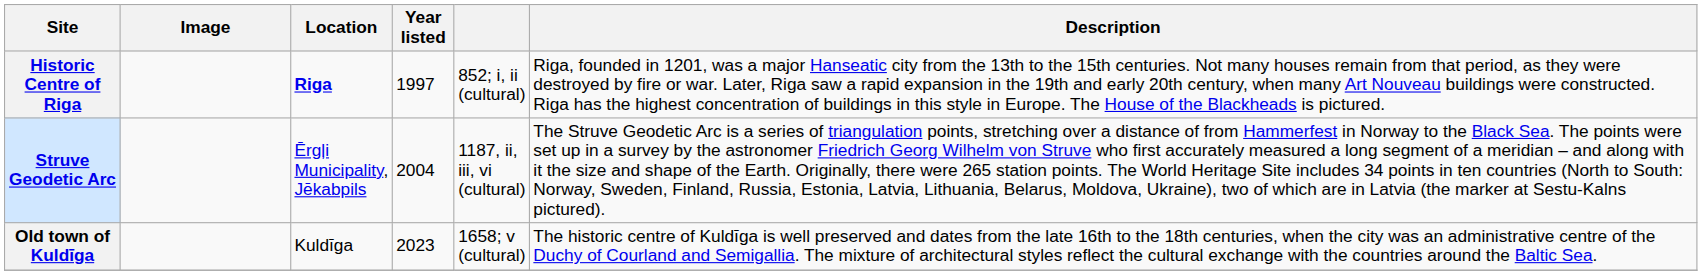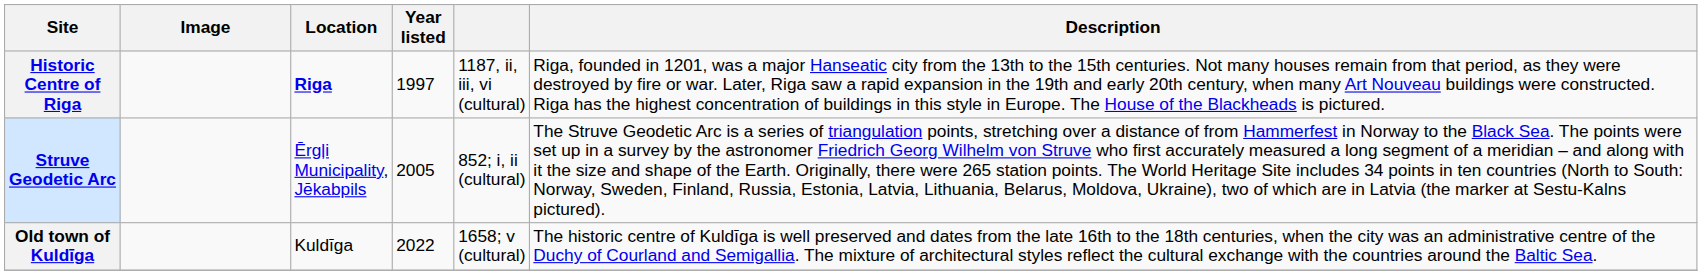(492, 84) 852; i, ii (cultural) -> (492, 84) 1187, ii, iii, vi (cultural)
(415, 170) 2004 -> (415, 170) 2005
(492, 170) 1187, ii, iii, vi (cultural) -> (492, 170) 852; i, ii (cultural)
(415, 246) 2023 -> (415, 246) 2022
